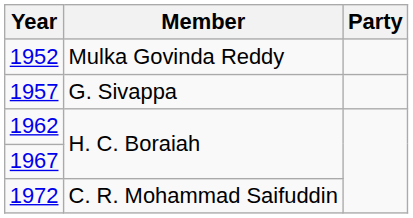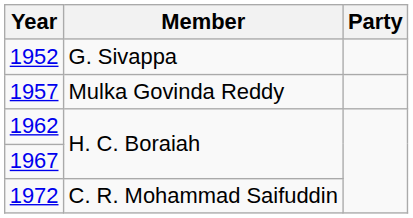(176, 56) Mulka Govinda Reddy -> (123, 56) G. Sivappa
(123, 91) G. Sivappa -> (176, 91) Mulka Govinda Reddy
